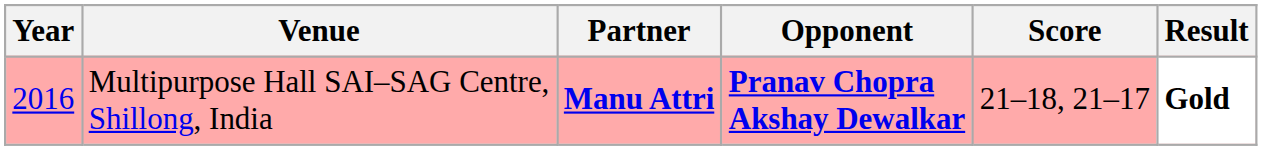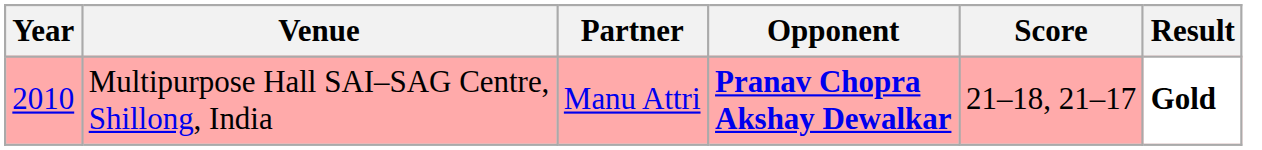(43, 99) 2016 -> (43, 99) 2010
(639, 99) bold -> (632, 99) normal
